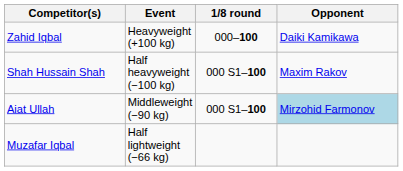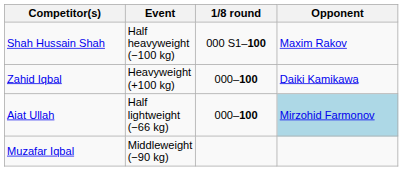rows swapped: (34, 37) <-> (56, 73)
(160, 109) Middleweight (−90 kg) -> (154, 115) Half lightweight (−66 kg)
(236, 109) 000 S1–100 -> (236, 115) 000–100
(154, 145) Half lightweight (−66 kg) -> (160, 151) Middleweight (−90 kg)
